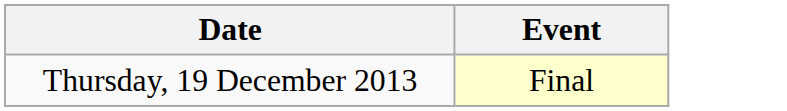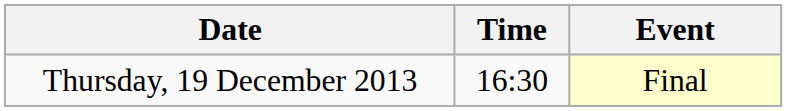+ column: (512, 29)
